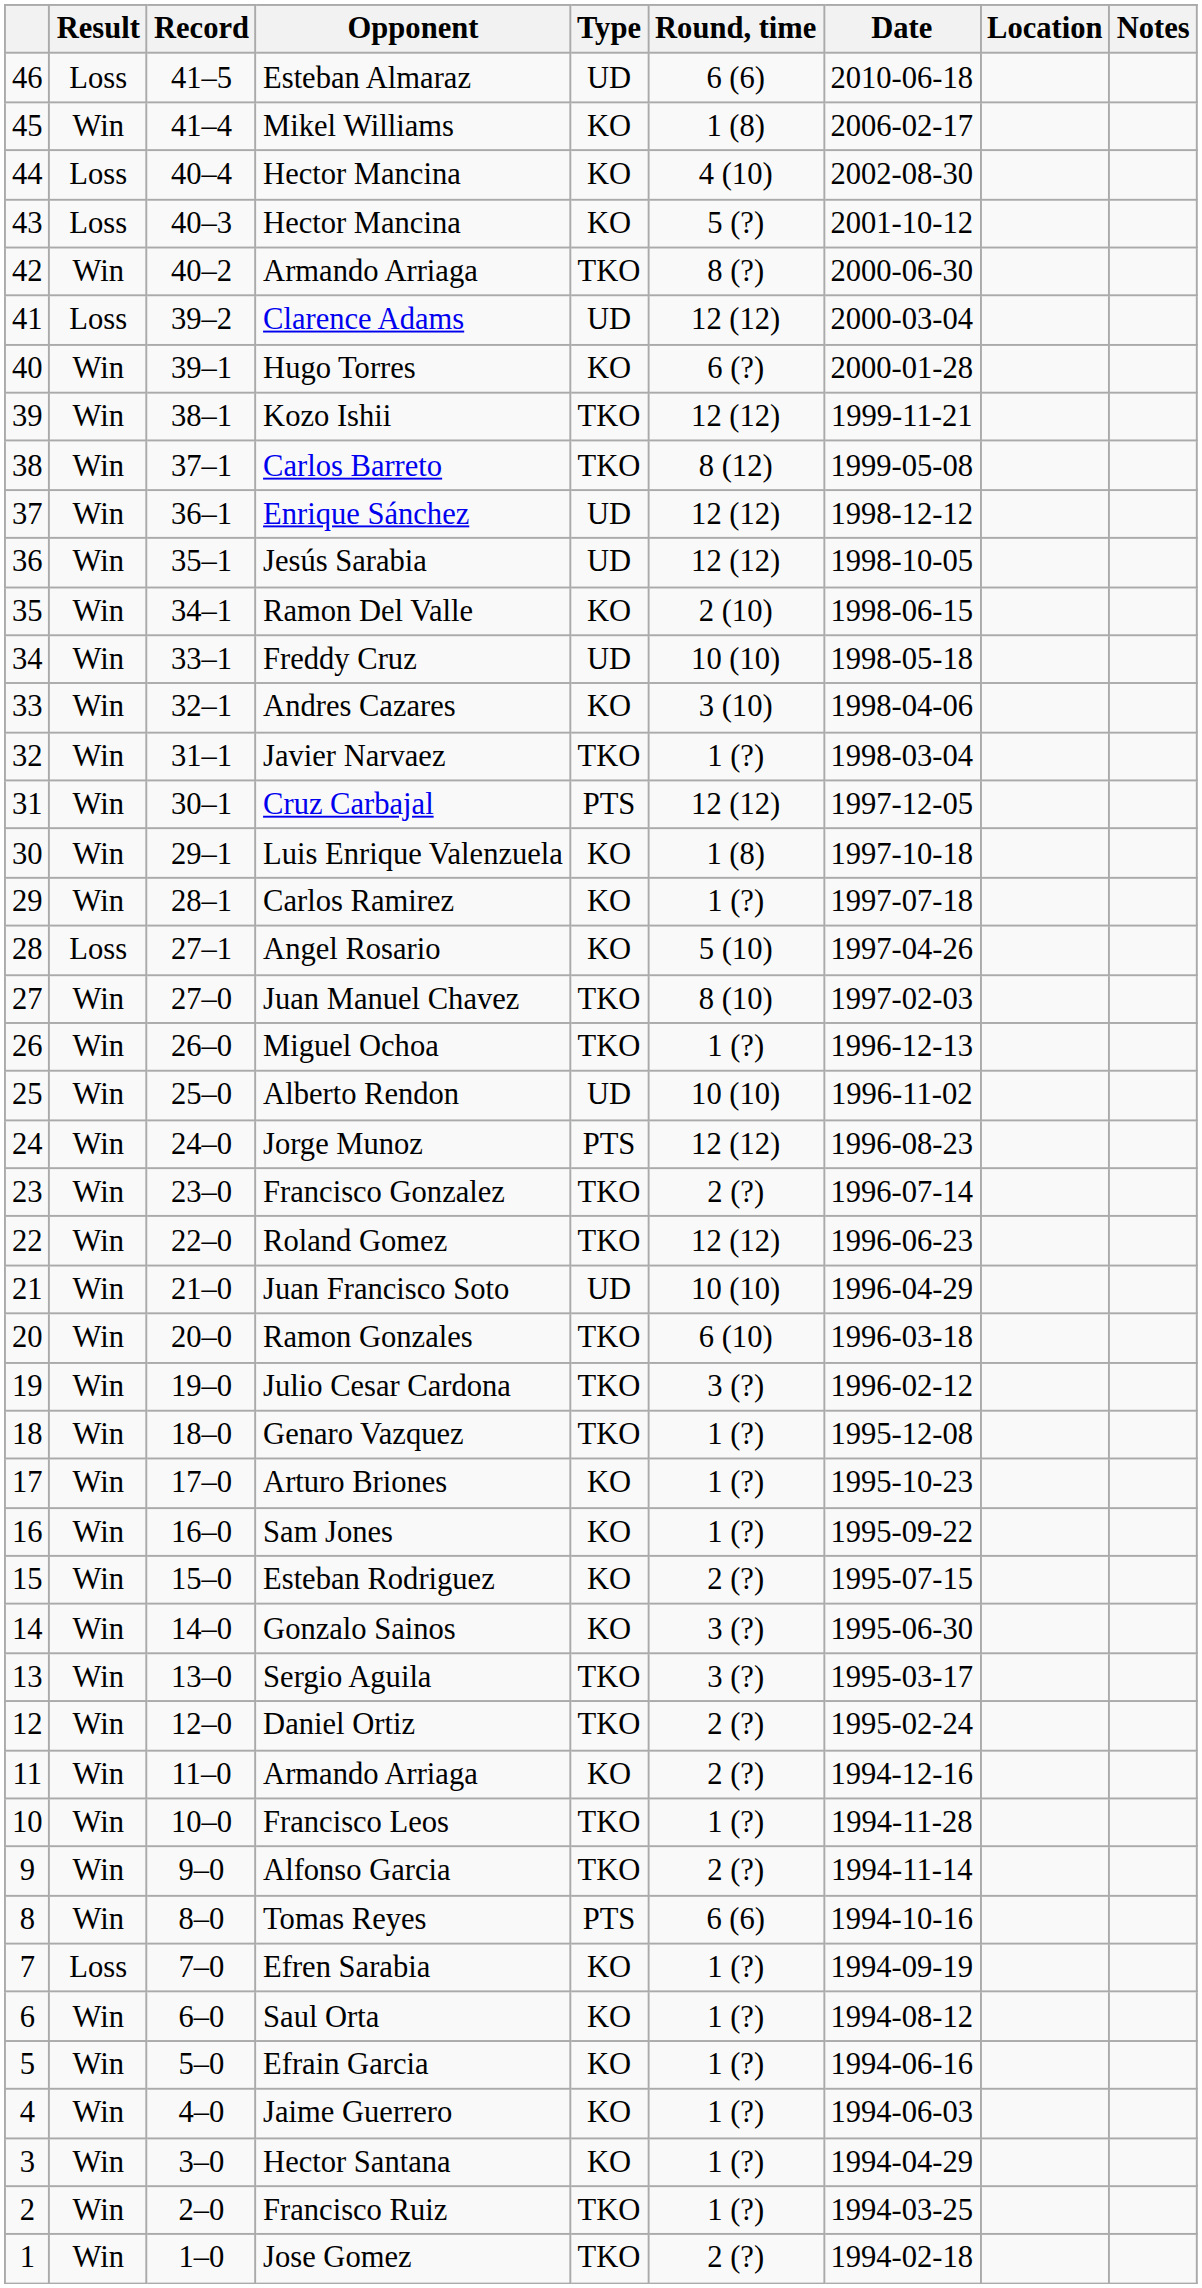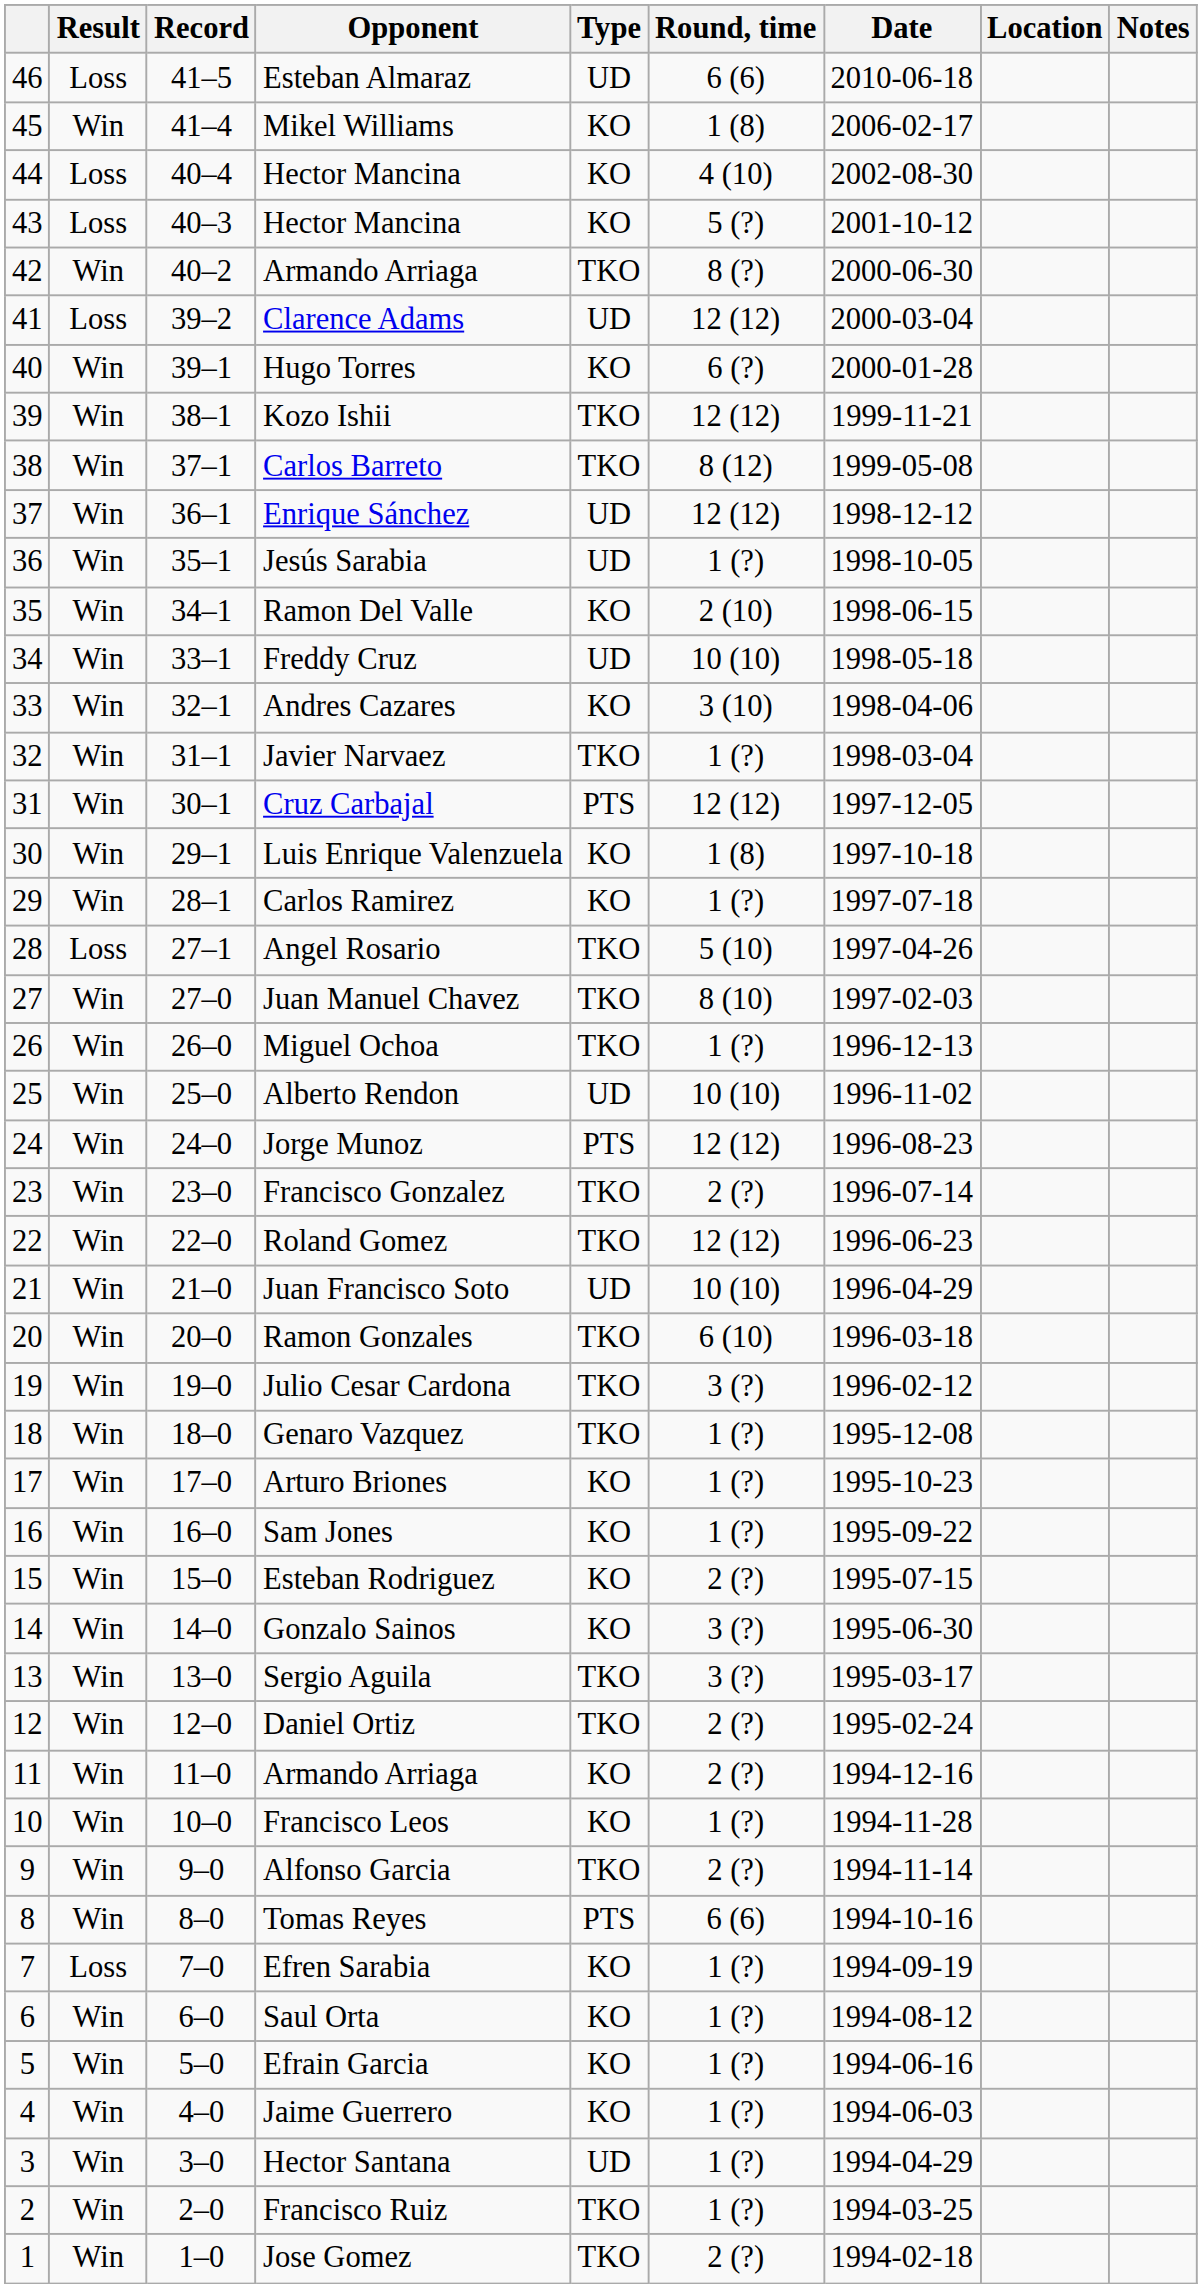(736, 561) 12 (12) -> (736, 561) 1 (?)
(609, 949) KO -> (609, 949) TKO
(609, 1821) TKO -> (609, 1821) KO
(609, 2161) KO -> (609, 2161) UD
